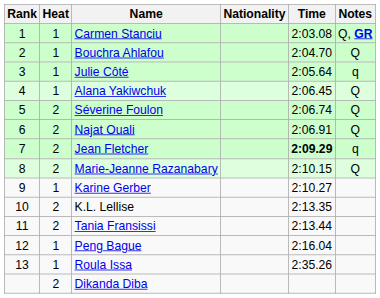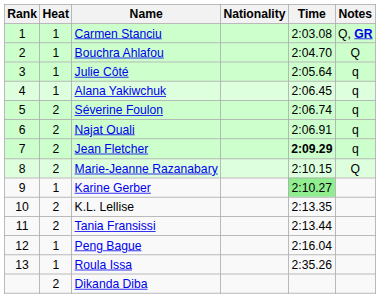(355, 91) Q -> (355, 91) q
(355, 110) Q -> (355, 110) q
(355, 130) Q -> (355, 130) q
(312, 187) no background -> (312, 187) lightgreen background
